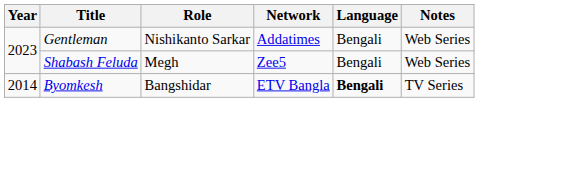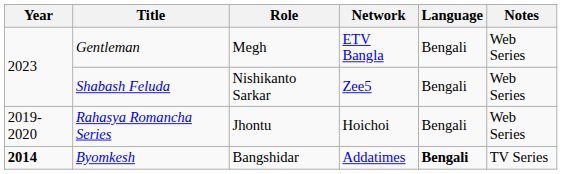(197, 39) Nishikanto Sarkar -> (249, 47) Megh
(288, 39) Addatimes -> (363, 47) ETV Bangla
(162, 62) Megh -> (264, 86) Nishikanto Sarkar
+ row: (134, 126)
(22, 85) normal -> (22, 157) bold
(293, 85) ETV Bangla -> (374, 157) Addatimes
